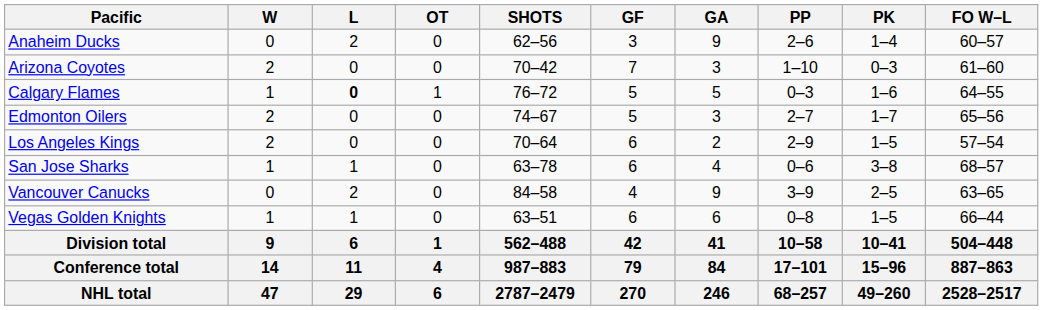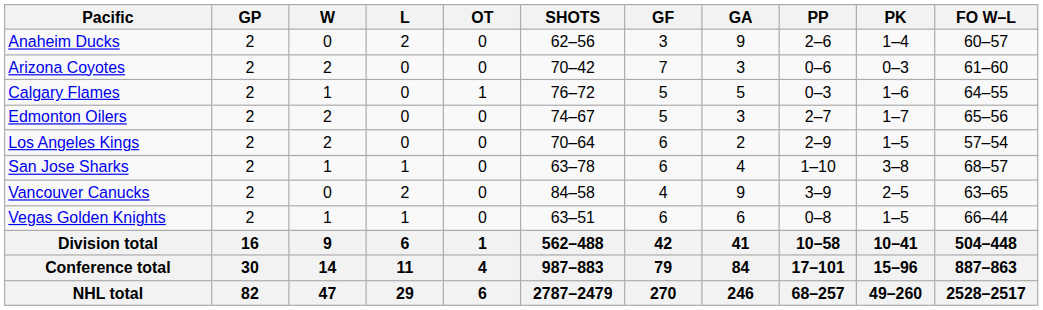+ column: (250, 17)
(800, 67) 1–10 -> (818, 67) 0–6
(354, 92) bold -> (405, 92) normal
(800, 167) 0–6 -> (818, 167) 1–10
